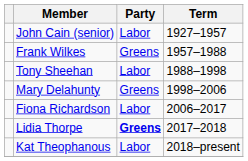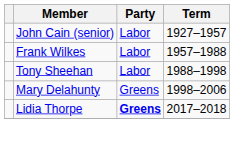(139, 52) Greens -> (135, 52) Labor
- row: (63, 109)
- row: (63, 147)
